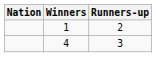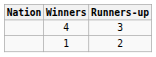rows swapped: (66, 44) <-> (66, 28)
